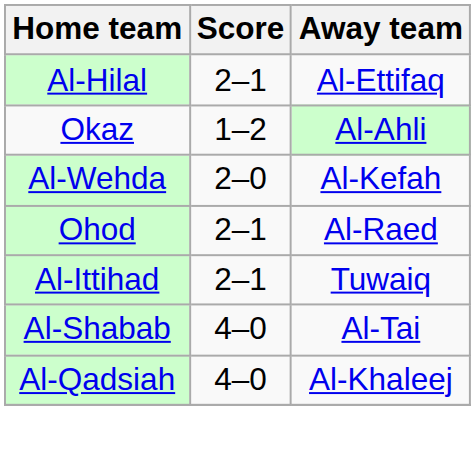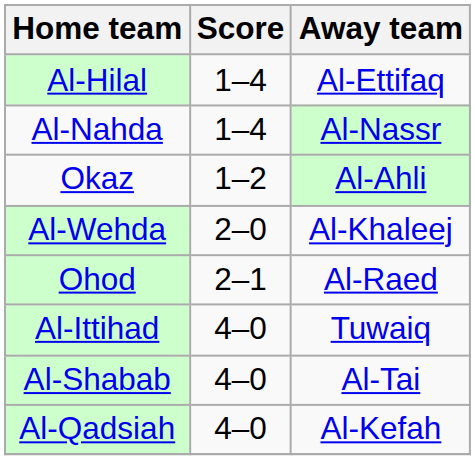(240, 79) 2–1 -> (240, 79) 1–4
+ row: (97, 129)
(381, 179) Al-Kefah -> (381, 229) Al-Khaleej
(240, 279) 2–1 -> (240, 329) 4–0
(381, 379) Al-Khaleej -> (381, 429) Al-Kefah
